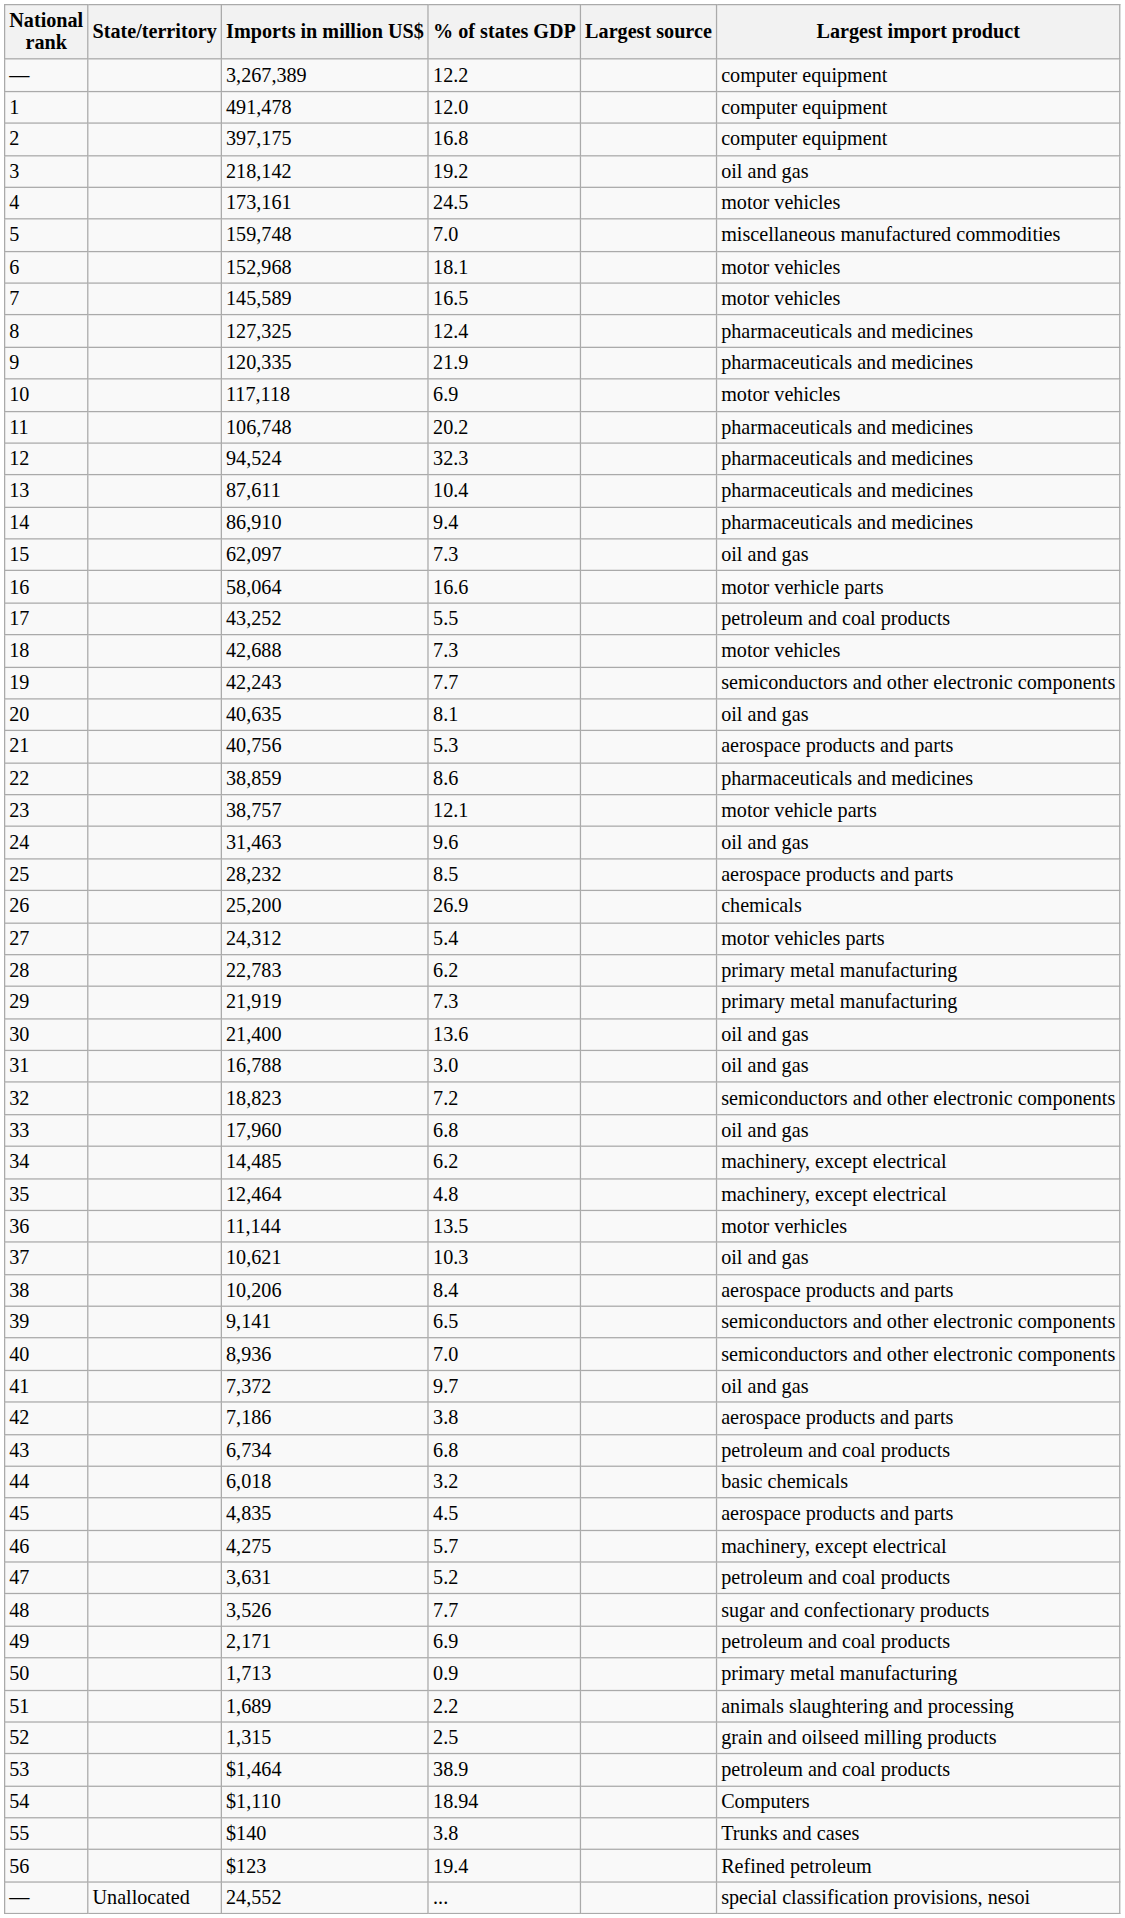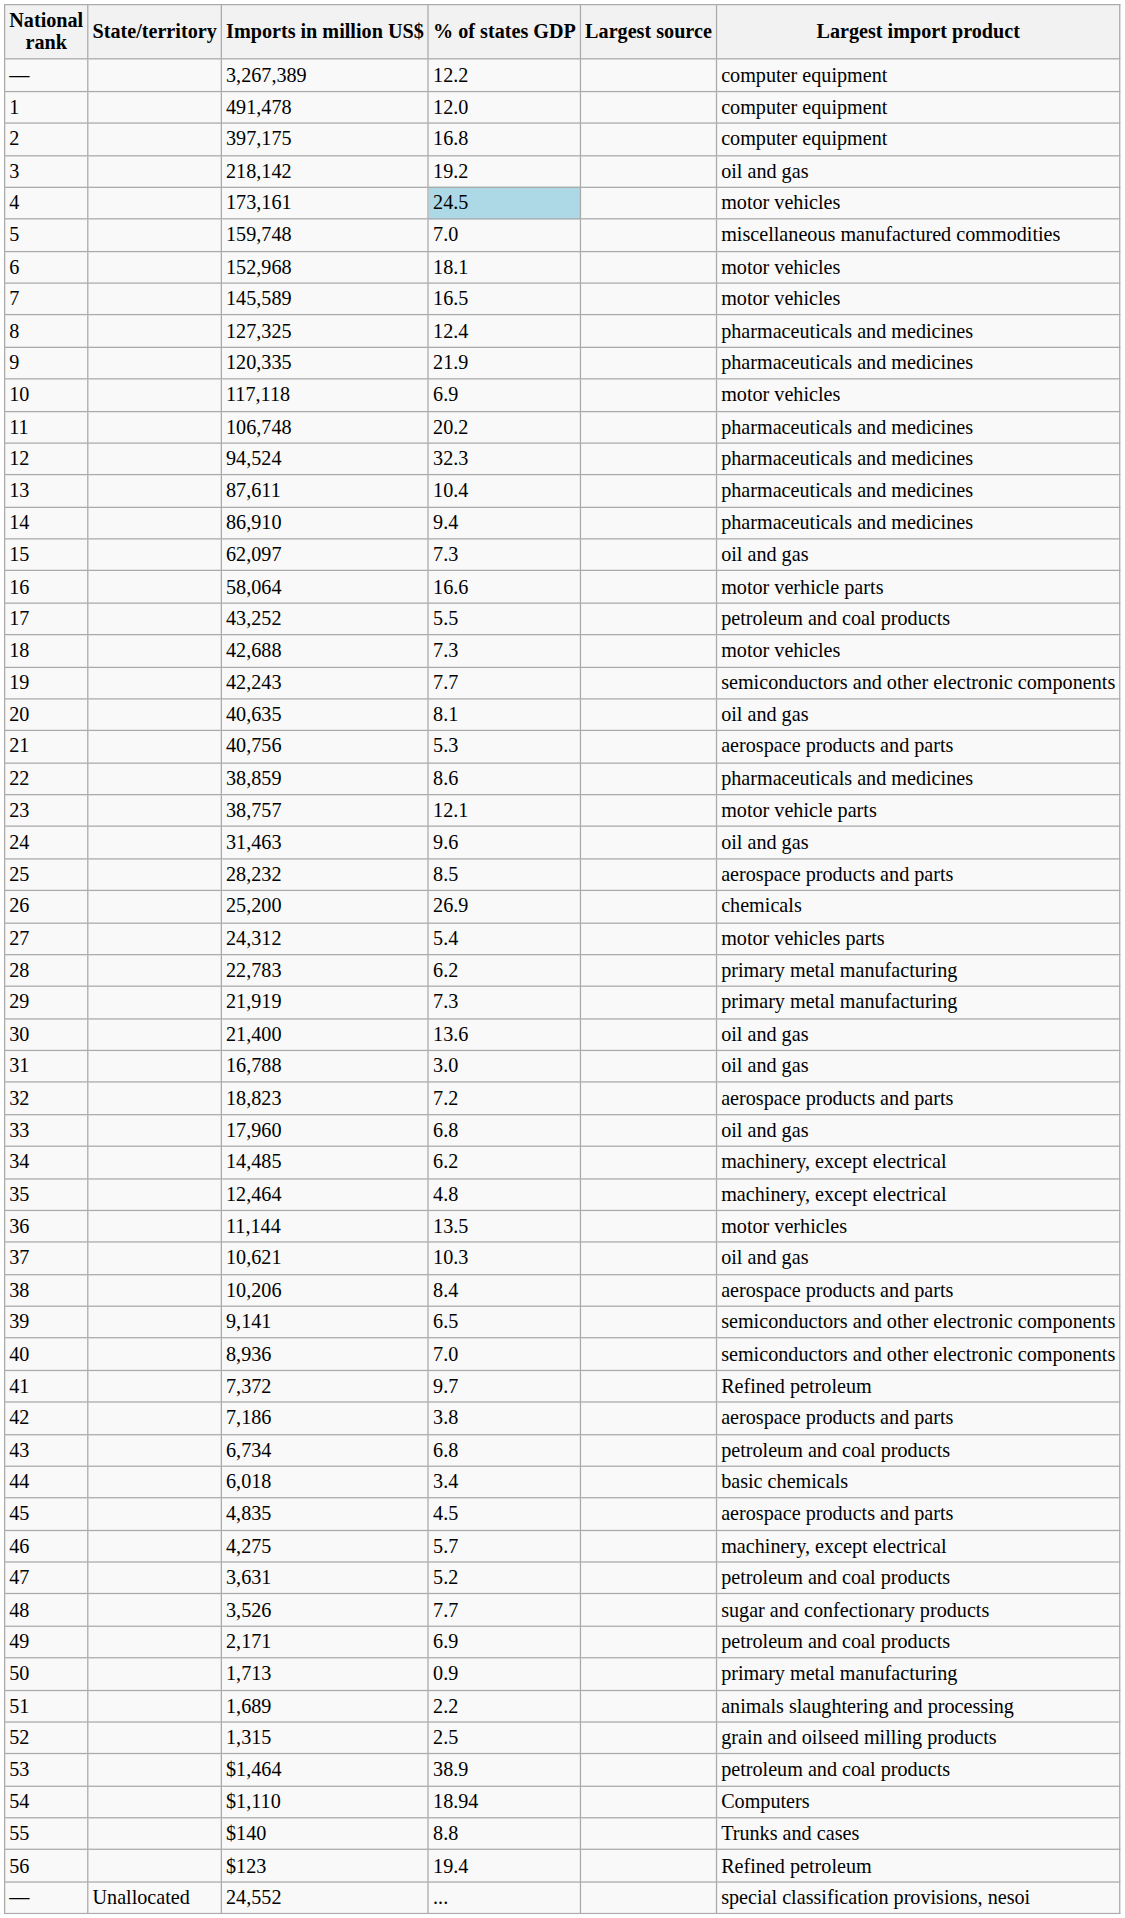(451, 203) no background -> (451, 203) lightblue background
(918, 1098) semiconductors and other electronic components -> (837, 1098) aerospace products and parts
(765, 1386) oil and gas -> (796, 1386) Refined petroleum
(446, 1481) 3.2 -> (446, 1481) 3.4
(446, 1833) 3.8 -> (446, 1833) 8.8
